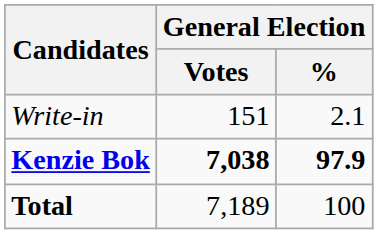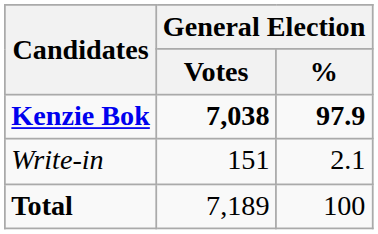rows swapped: (81, 160) <-> (58, 116)
